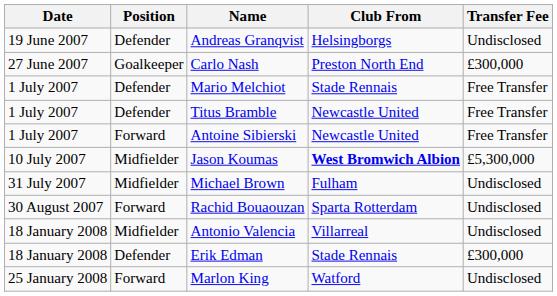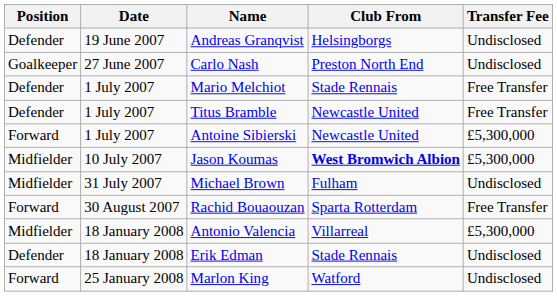columns swapped: (58, 16) <-> (149, 16)
(495, 64) £300,000 -> (504, 64) Undisclosed
(507, 135) Free Transfer -> (501, 135) £5,300,000
(504, 207) Undisclosed -> (507, 207) Free Transfer
(504, 231) Undisclosed -> (501, 231) £5,300,000
(495, 254) £300,000 -> (504, 254) Undisclosed
